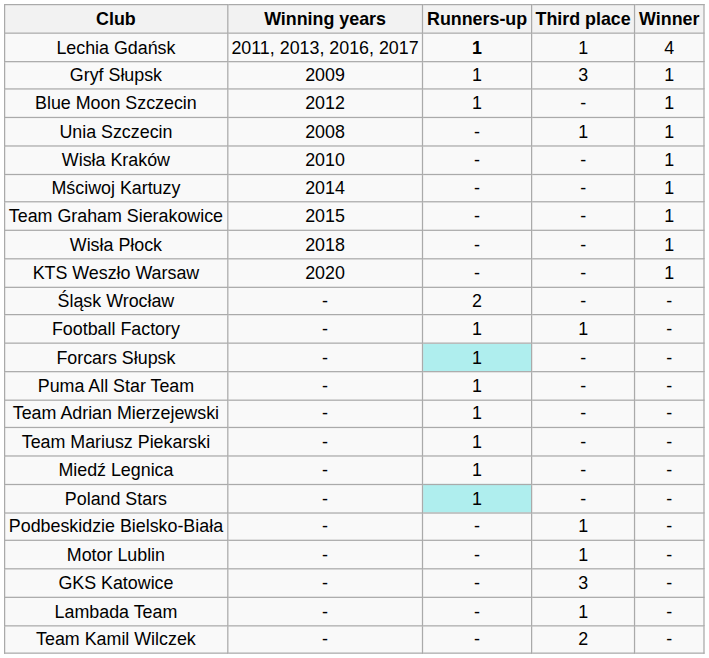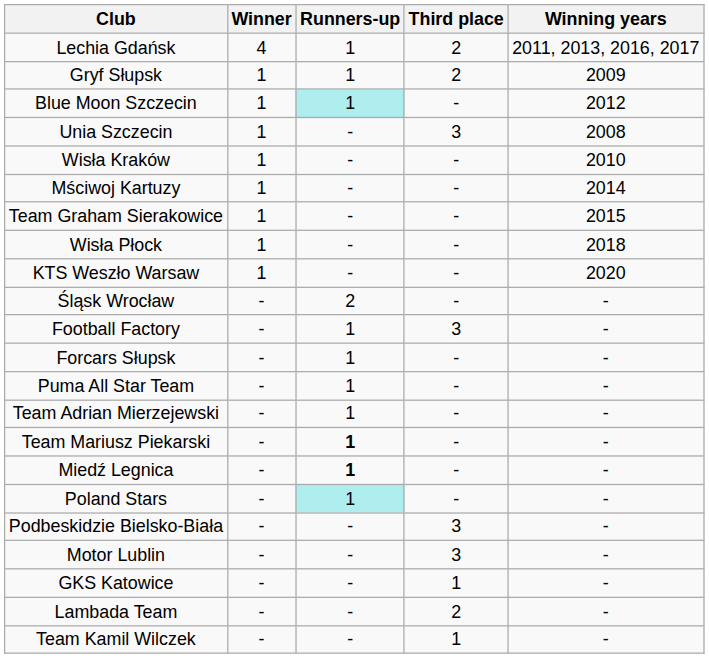columns swapped: (669, 19) <-> (325, 19)
(477, 47) bold -> (350, 47) normal
(583, 47) 1 -> (456, 47) 2
(583, 76) 3 -> (456, 76) 2
(477, 104) no background -> (350, 104) paleturquoise background
(583, 132) 1 -> (456, 132) 3
(583, 329) 1 -> (456, 329) 3
(477, 358) paleturquoise background -> (350, 358) no background
(477, 442) normal -> (350, 442) bold
(477, 470) normal -> (350, 470) bold
(583, 527) 1 -> (456, 527) 3
(583, 555) 1 -> (456, 555) 3
(583, 583) 3 -> (456, 583) 1
(583, 612) 1 -> (456, 612) 2
(583, 640) 2 -> (456, 640) 1
